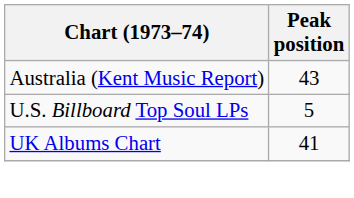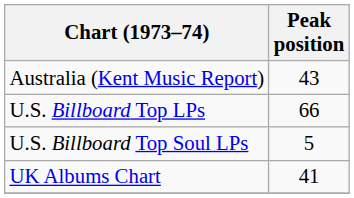+ row: (107, 110)
